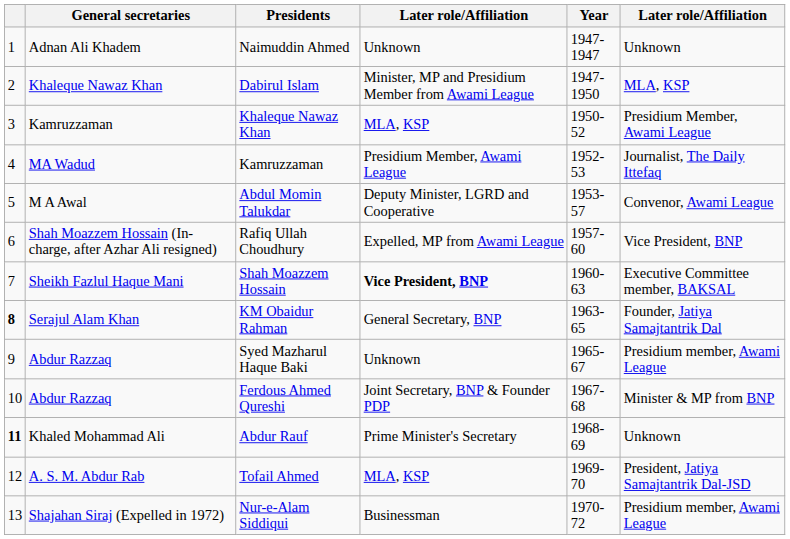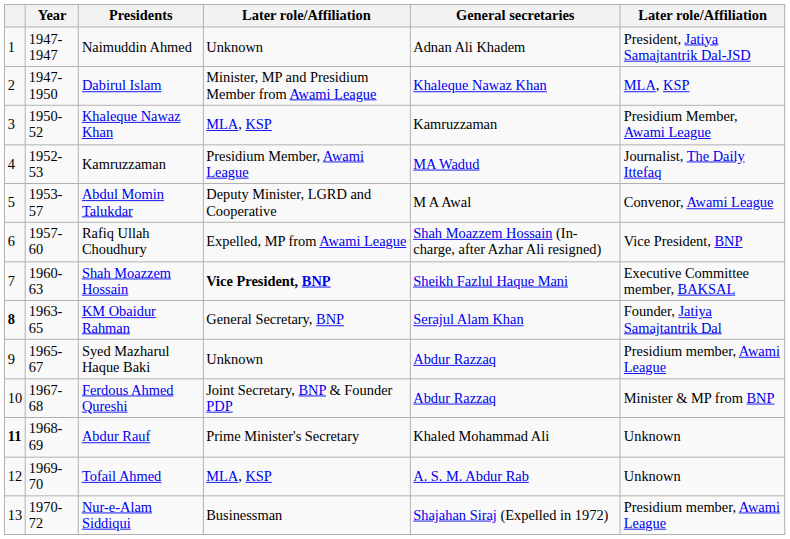columns swapped: (594, 15) <-> (131, 15)
(652, 46) Unknown -> (687, 46) President, Jatiya Samajtantrik Dal-JSD
(687, 476) President, Jatiya Samajtantrik Dal-JSD -> (652, 476) Unknown
